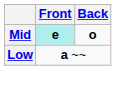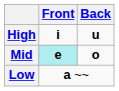+ row: (22, 34)
